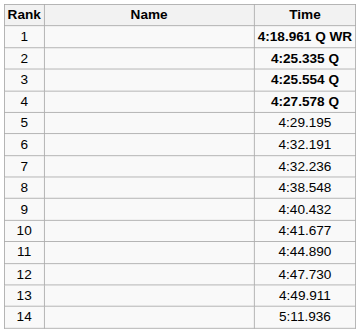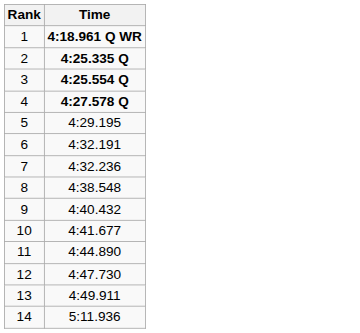- column: (149, 15)
